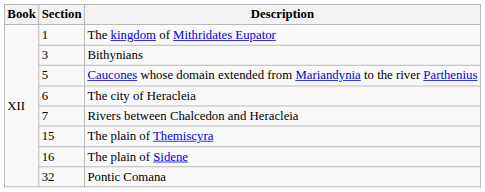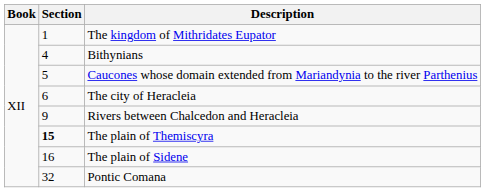(45, 55) 3 -> (45, 55) 4
(45, 116) 7 -> (45, 116) 9
(48, 136) normal -> (48, 136) bold
